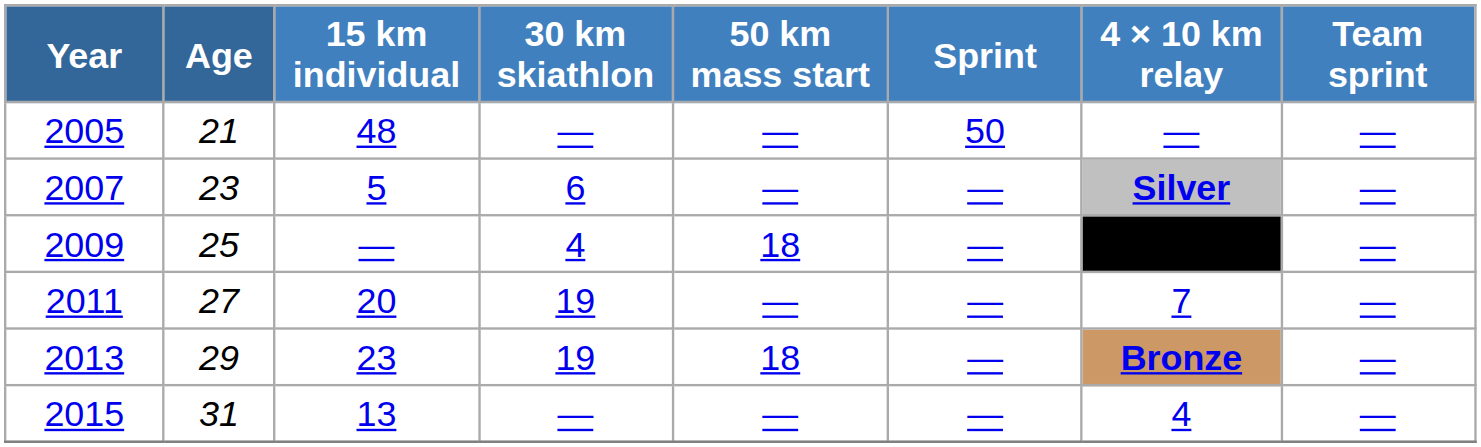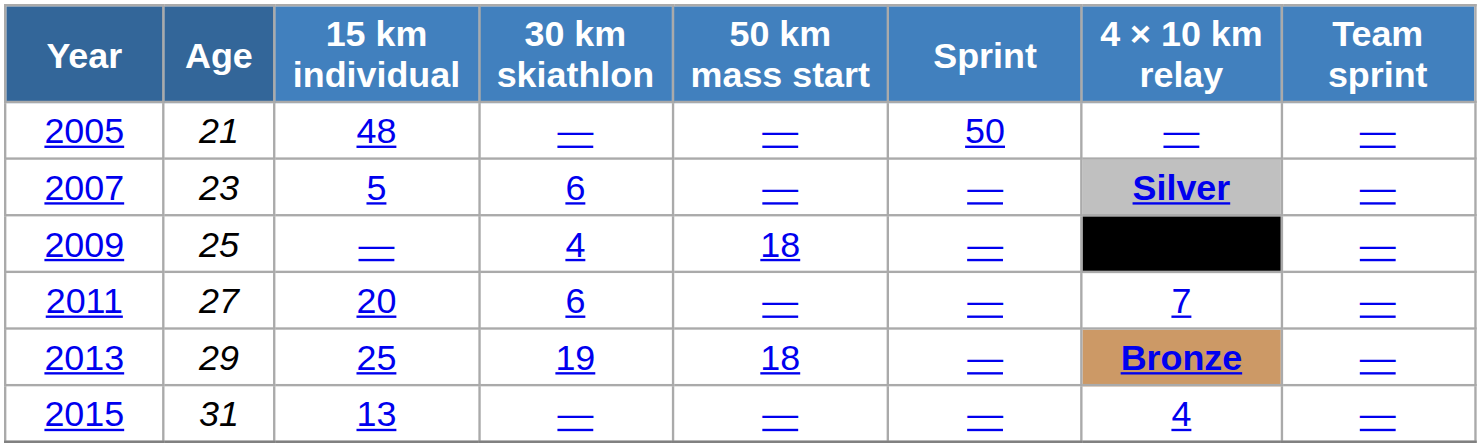(575, 301) 19 -> (575, 301) 6
(376, 358) 23 -> (376, 358) 25
